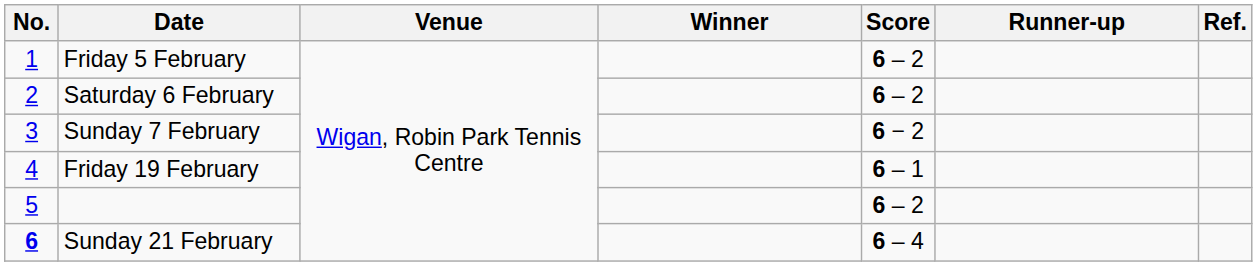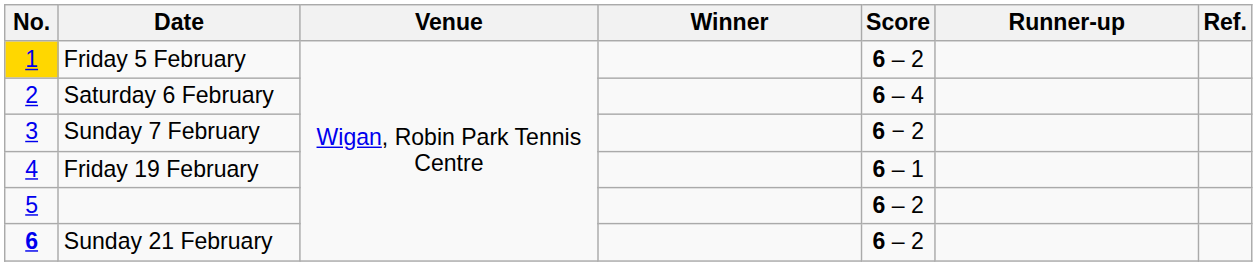(32, 59) no background -> (32, 59) gold background
(898, 95) 6 – 2 -> (898, 95) 6 – 4
(898, 242) 6 – 4 -> (898, 242) 6 – 2
